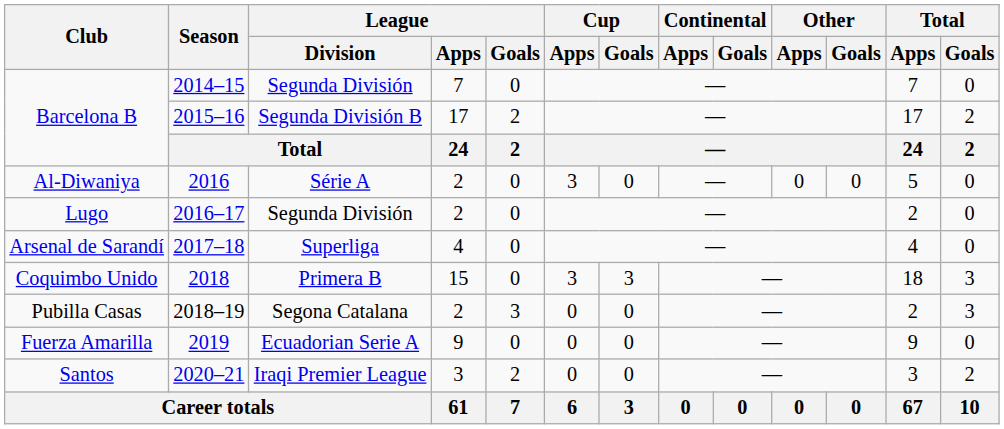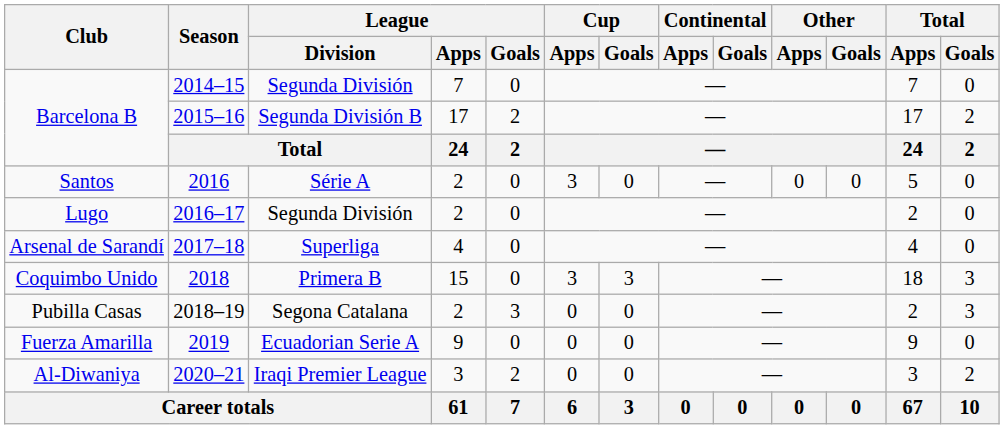(87, 181) Al-Diwaniya -> (87, 181) Santos
(87, 375) Santos -> (87, 375) Al-Diwaniya
